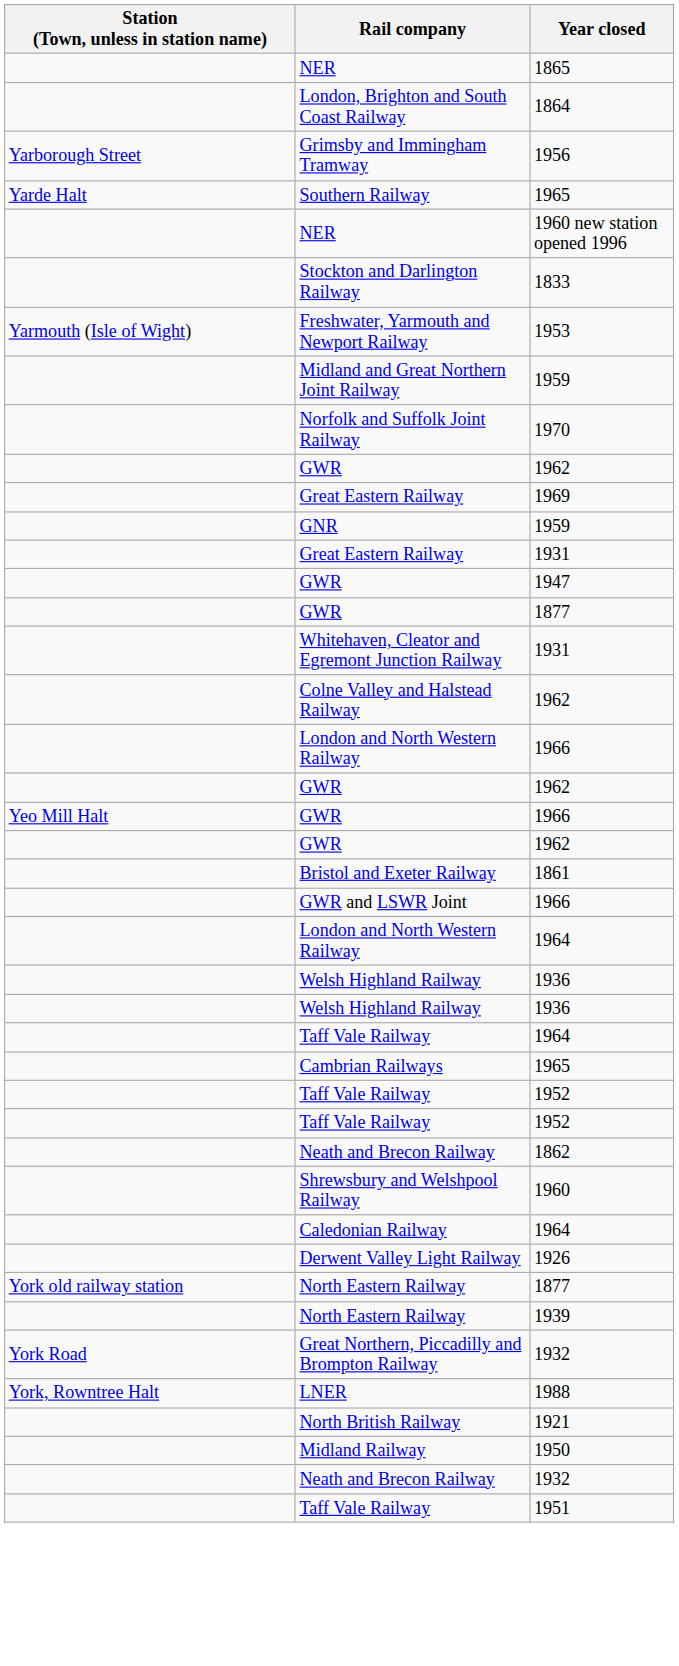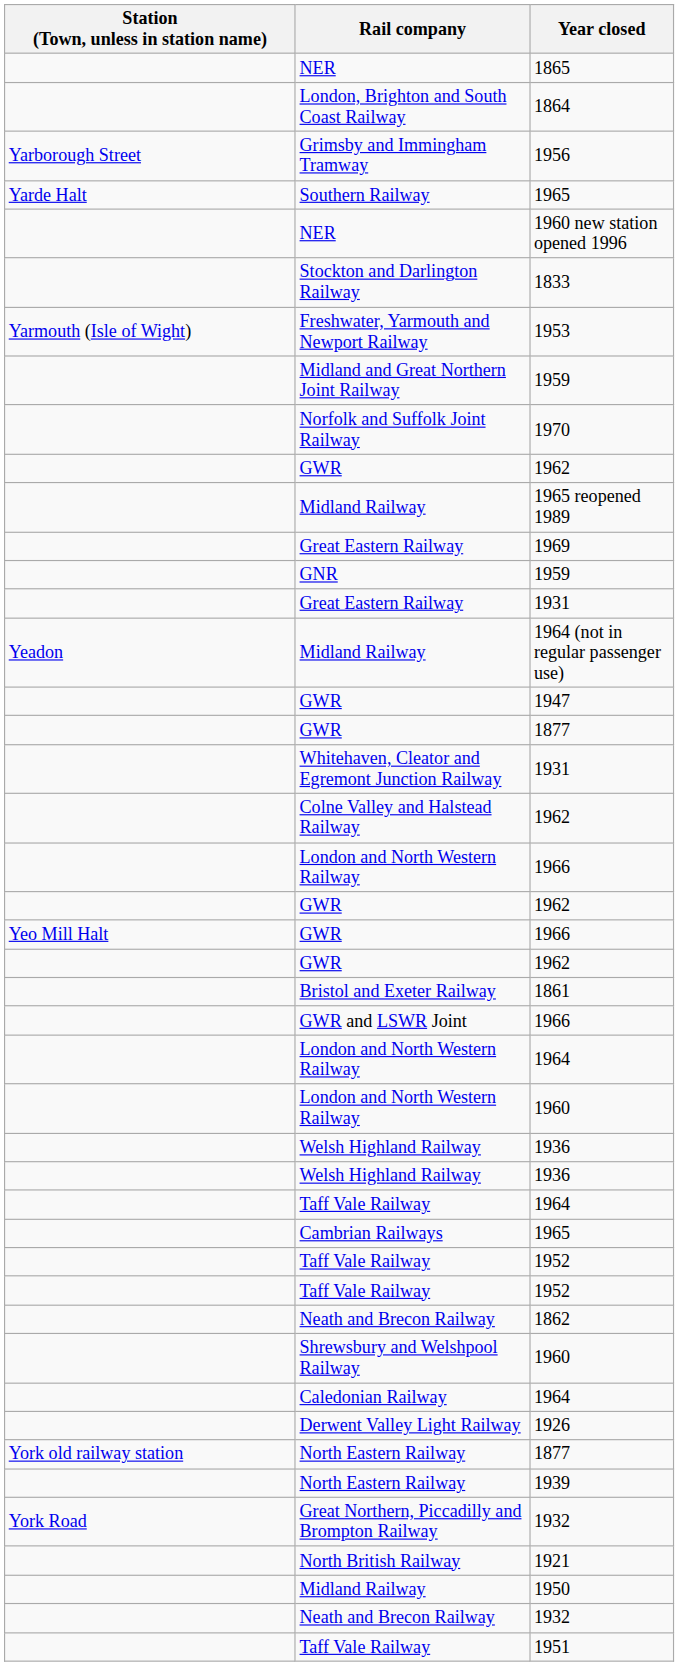+ row: (363, 507)
+ row: (363, 652)
+ row: (398, 1108)
- row: (323, 1393)
